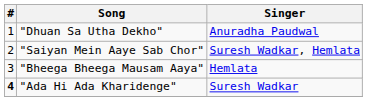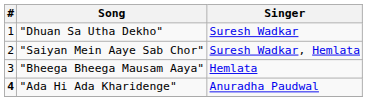(264, 32) Anuradha Paudwal -> (254, 32) Suresh Wadkar
(254, 87) Suresh Wadkar -> (264, 87) Anuradha Paudwal
